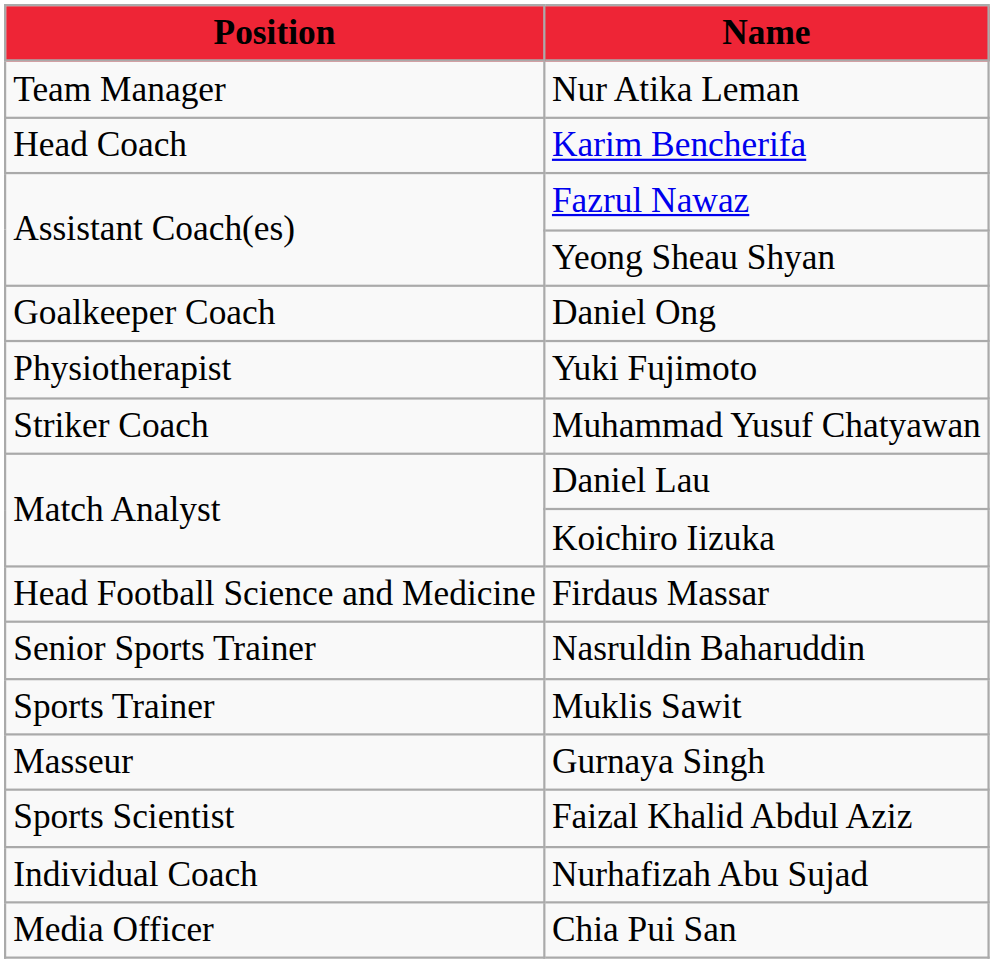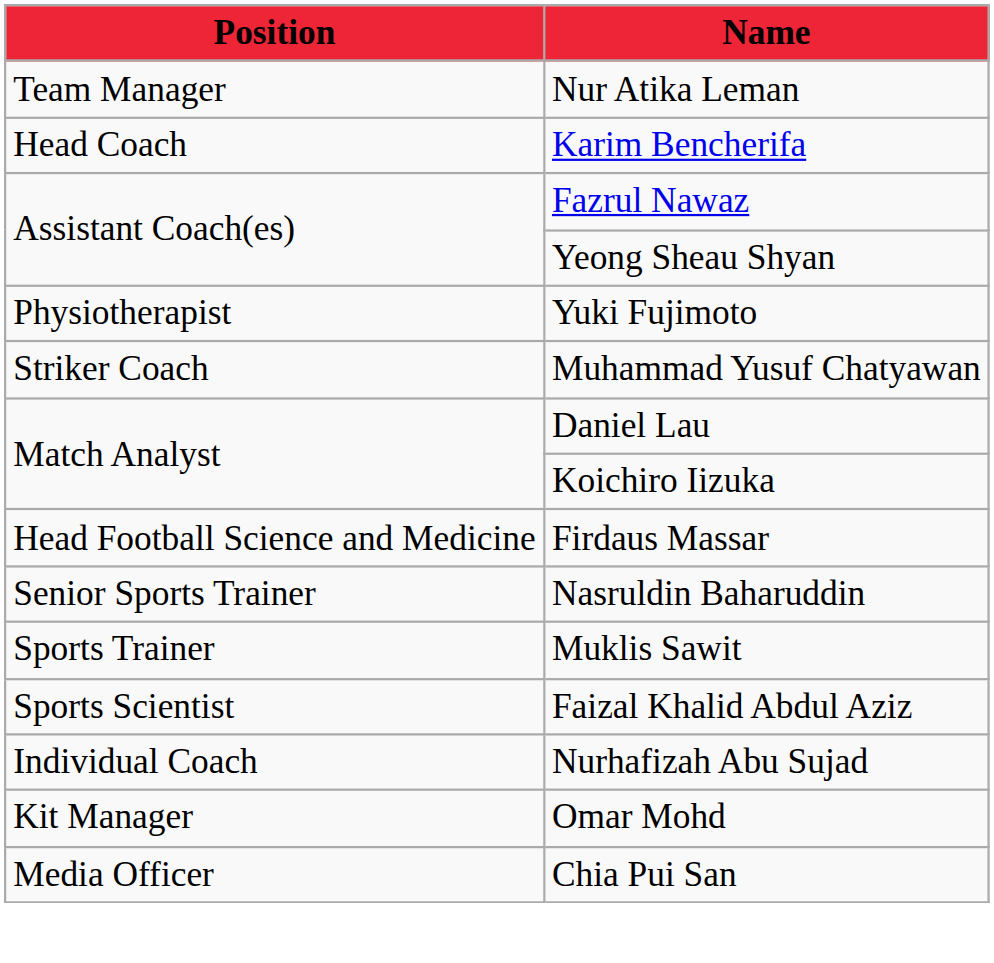- row: (634, 312)
- row: (659, 761)
+ row: (639, 817)
